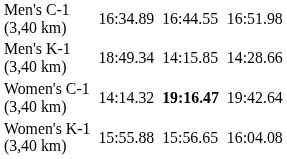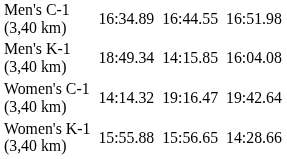(255, 58) 14:28.66 -> (254, 58) 16:04.08
(191, 97) bold -> (190, 97) normal
(255, 137) 16:04.08 -> (254, 137) 14:28.66
